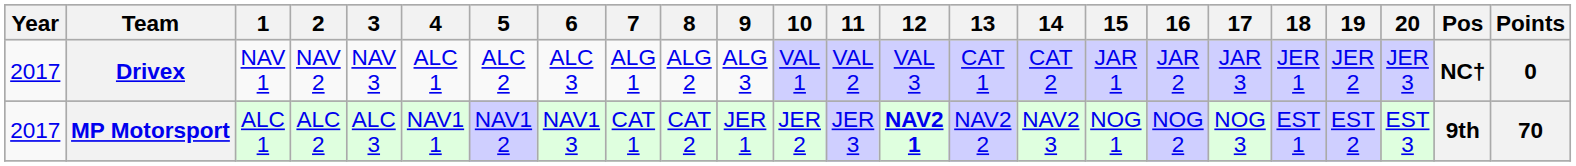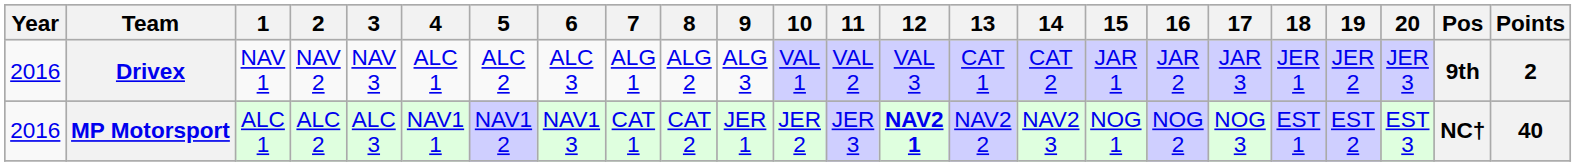(35, 70) 2017 -> (35, 70) 2016
(1463, 70) NC† -> (1463, 70) 9th
(1530, 70) 0 -> (1530, 70) 2
(35, 131) 2017 -> (35, 131) 2016
(1463, 131) 9th -> (1463, 131) NC†
(1530, 131) 70 -> (1530, 131) 40
